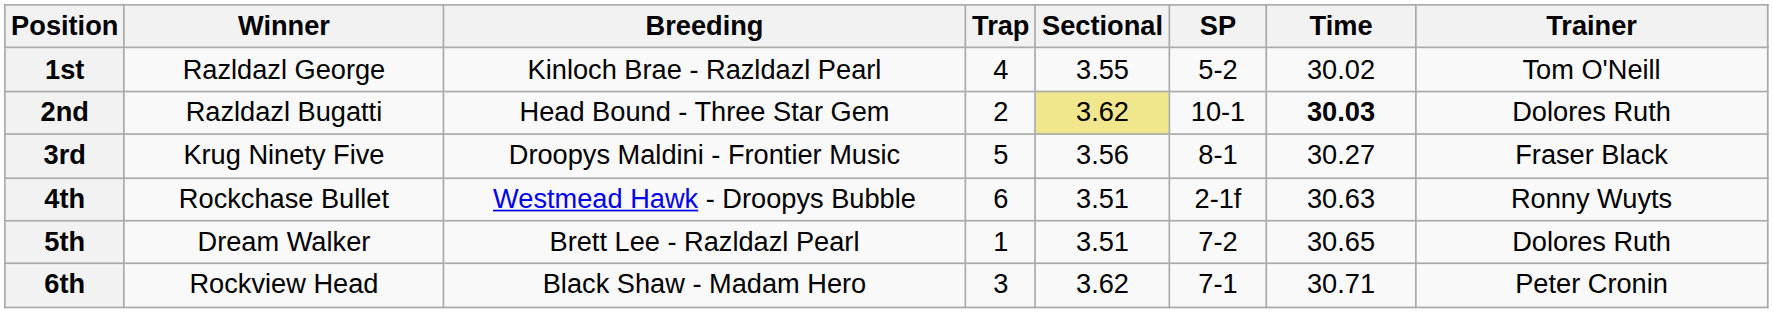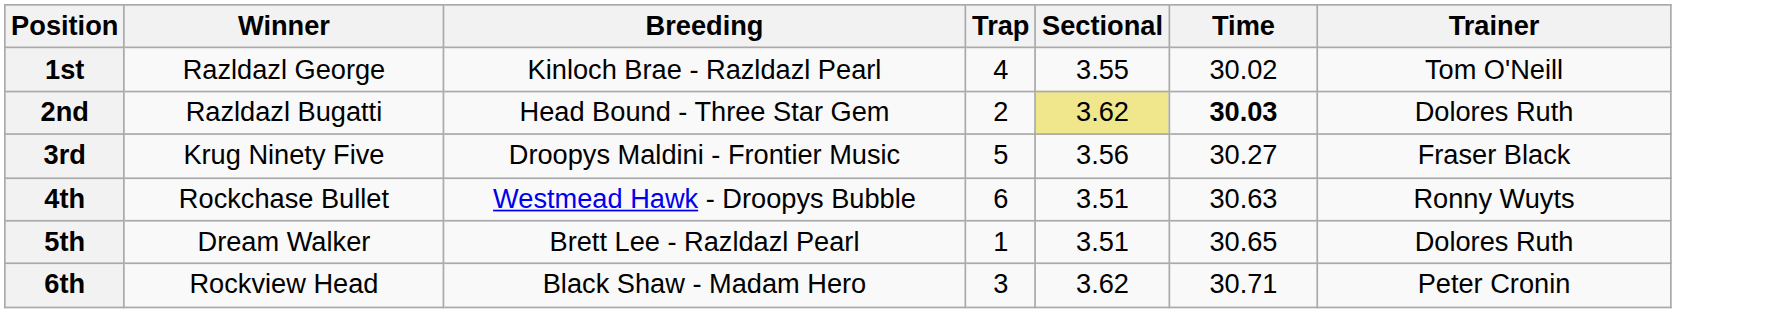- column: (1218, 26)
